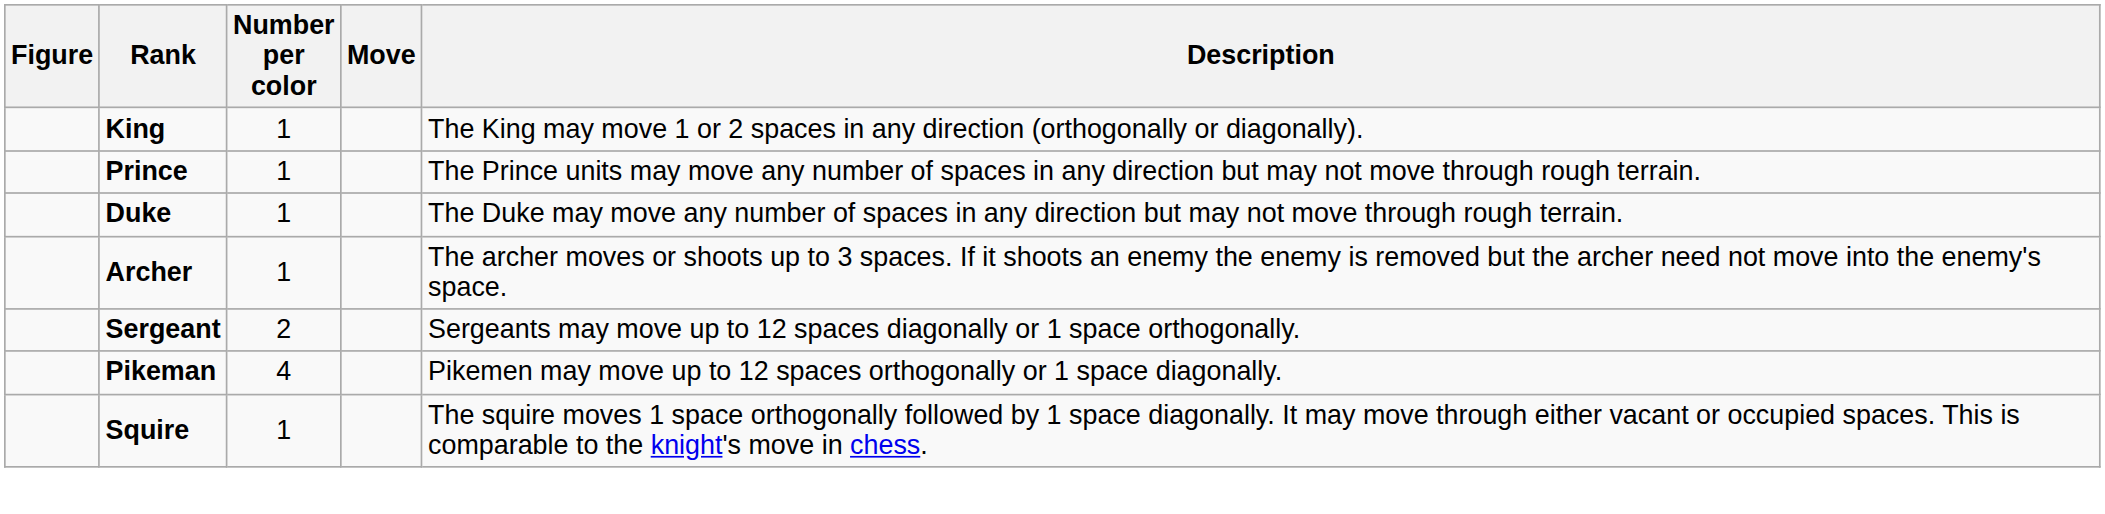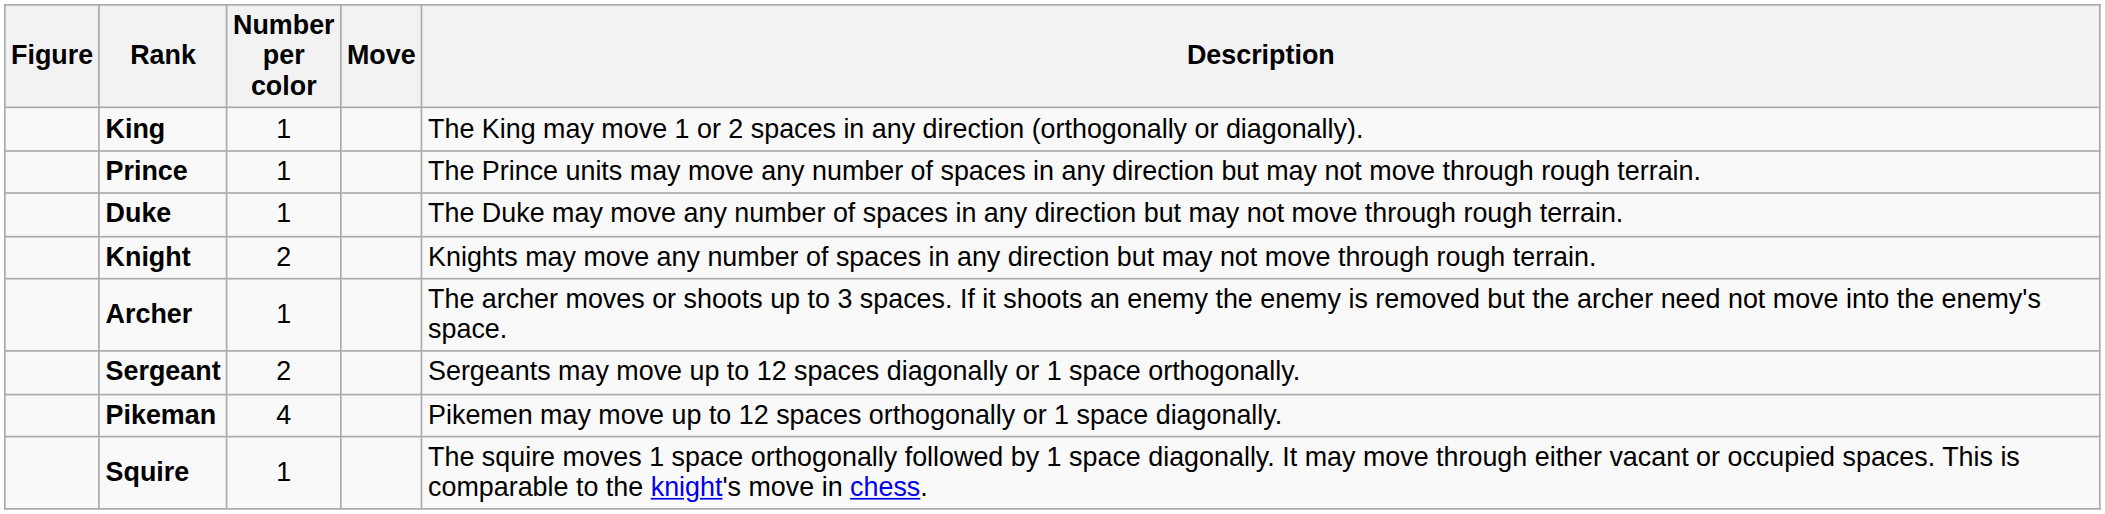+ row: (148, 256)
